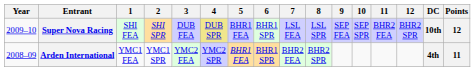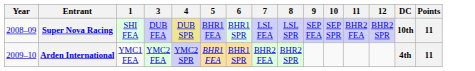- column: (158, 11)
(21, 30) 2009–10 -> (21, 30) 2008–09
(457, 30) 12 -> (429, 30) 11
(21, 54) 2008–09 -> (21, 54) 2009–10
